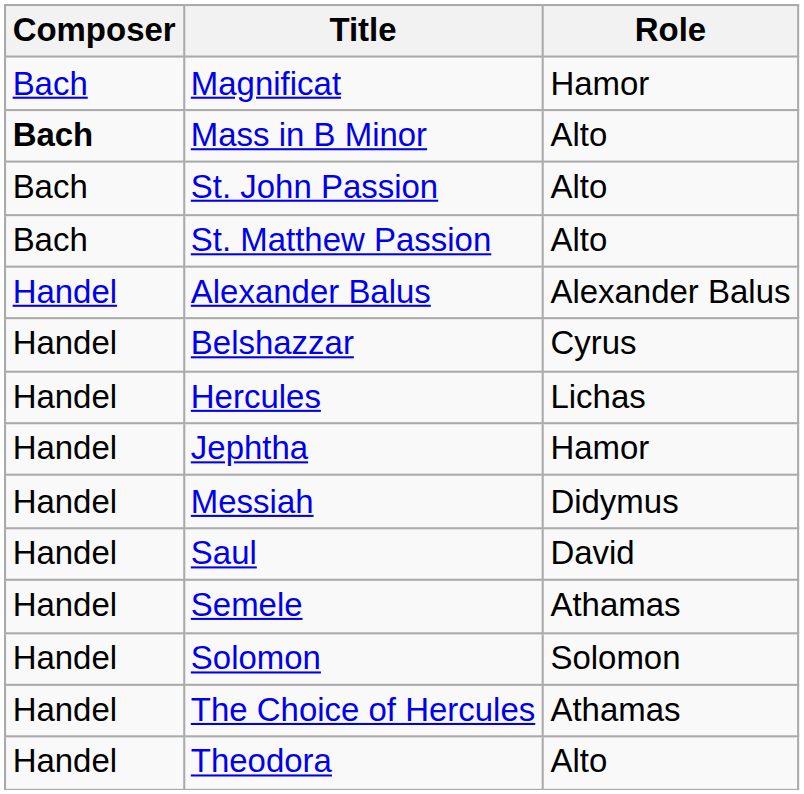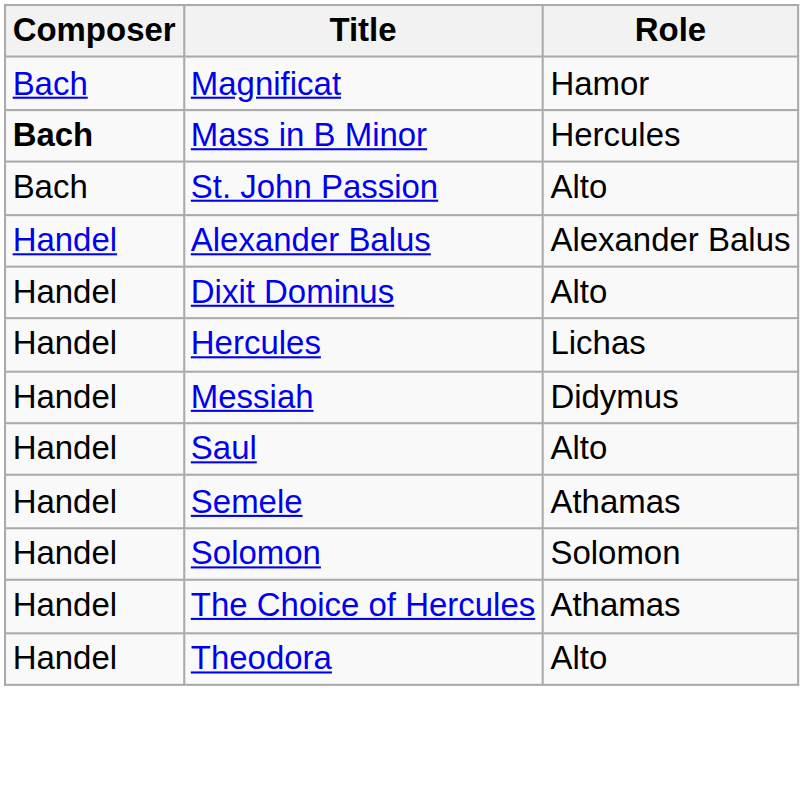(579, 135) Alto -> (615, 135) Hercules
- row: (341, 239)
- row: (272, 344)
+ row: (292, 291)
- row: (249, 448)
(593, 553) David -> (579, 448) Alto
